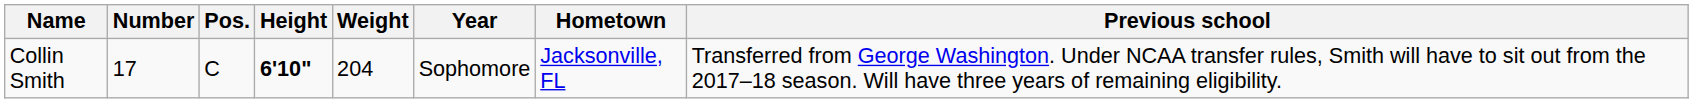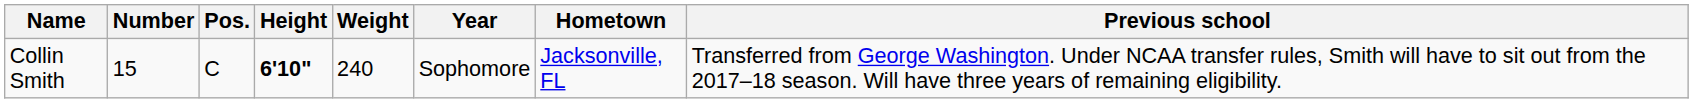(125, 68) 17 -> (125, 68) 15
(355, 68) 204 -> (355, 68) 240
